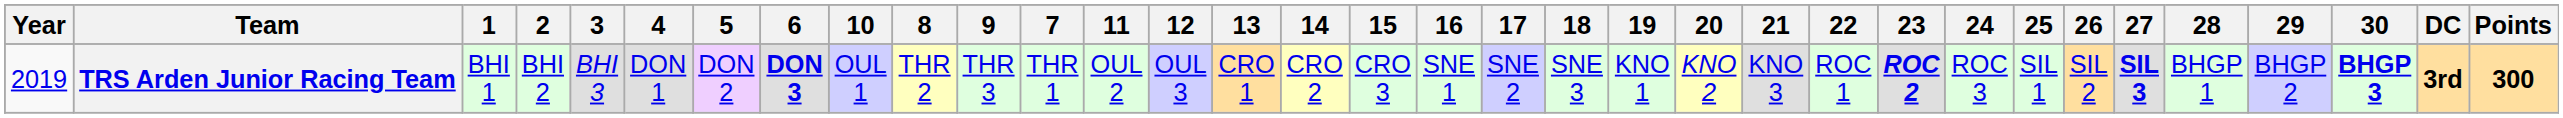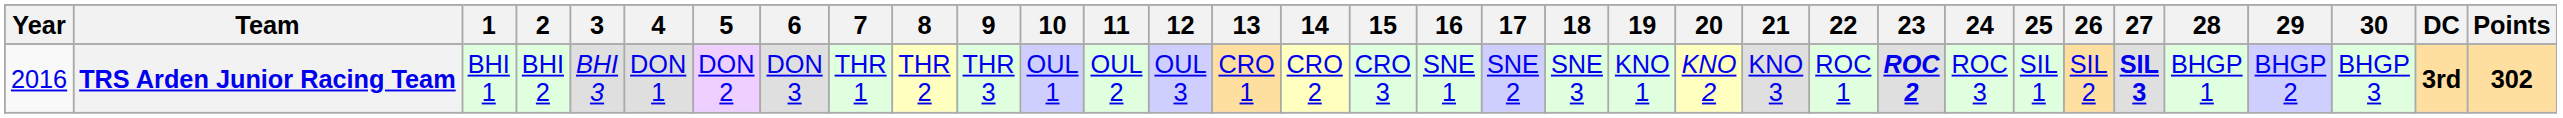columns swapped: (1053, 24) <-> (861, 24)
(39, 78) 2019 -> (39, 78) 2016
(795, 78) bold -> (795, 78) normal
(2375, 78) bold -> (2374, 78) normal
(2513, 78) 300 -> (2512, 78) 302
